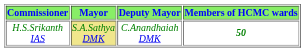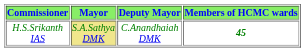(241, 33) 50 -> (241, 33) 45
